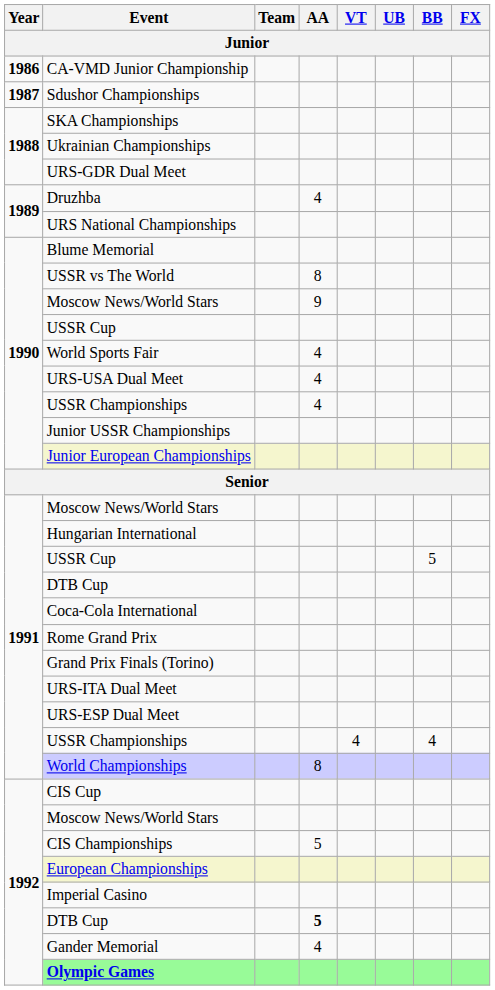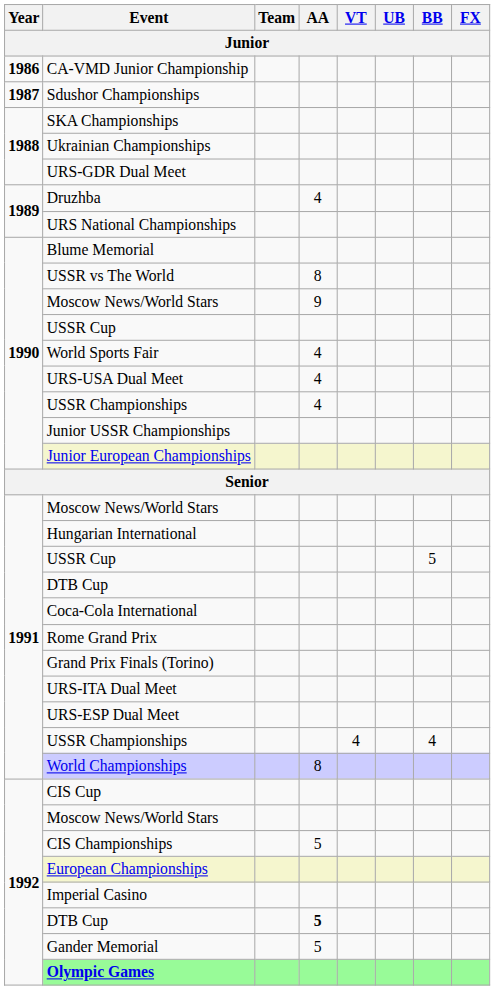(318, 946) 4 -> (318, 946) 5
